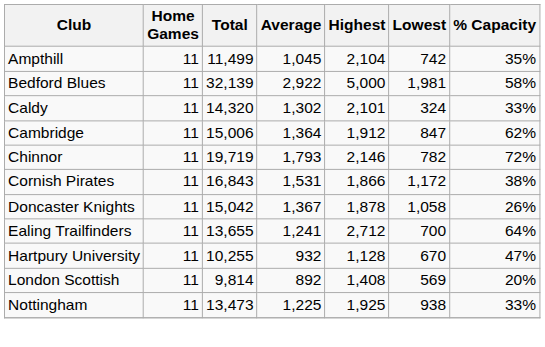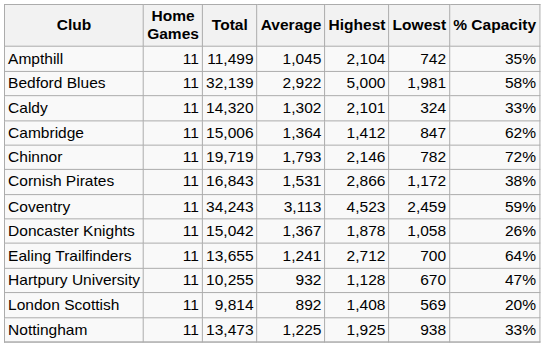(366, 132) 1,912 -> (366, 132) 1,412
(366, 181) 1,866 -> (366, 181) 2,866
+ row: (39, 206)
